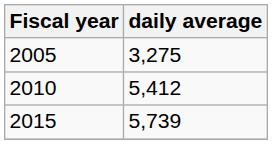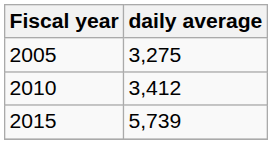(155, 88) 5,412 -> (155, 88) 3,412
